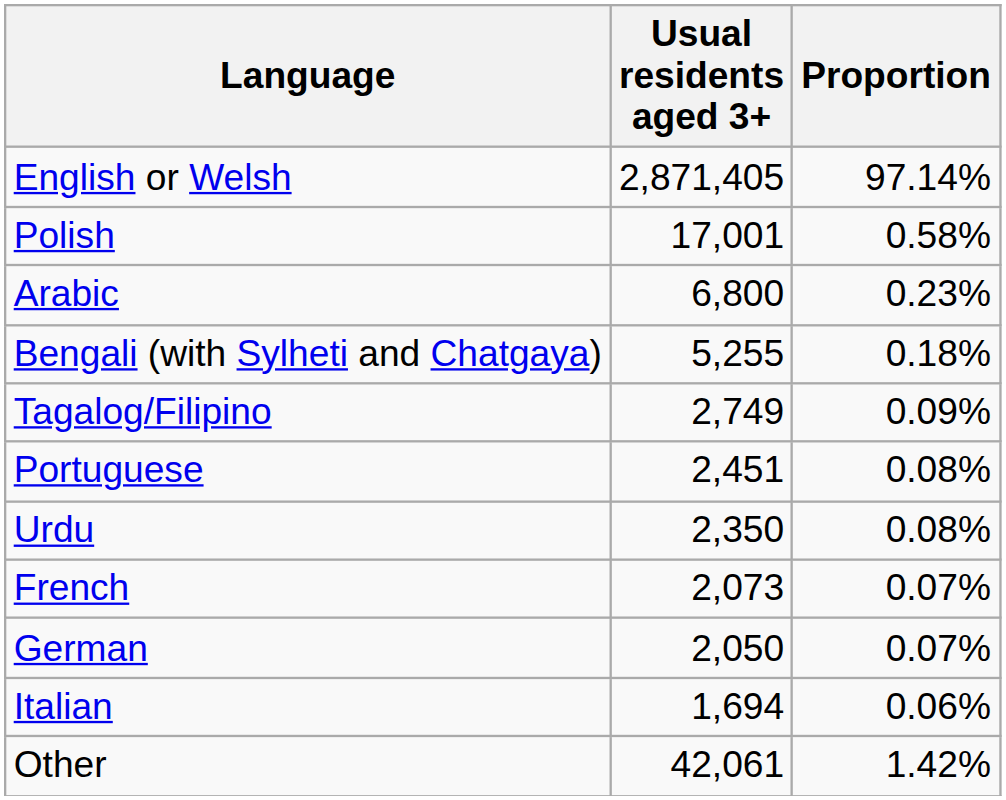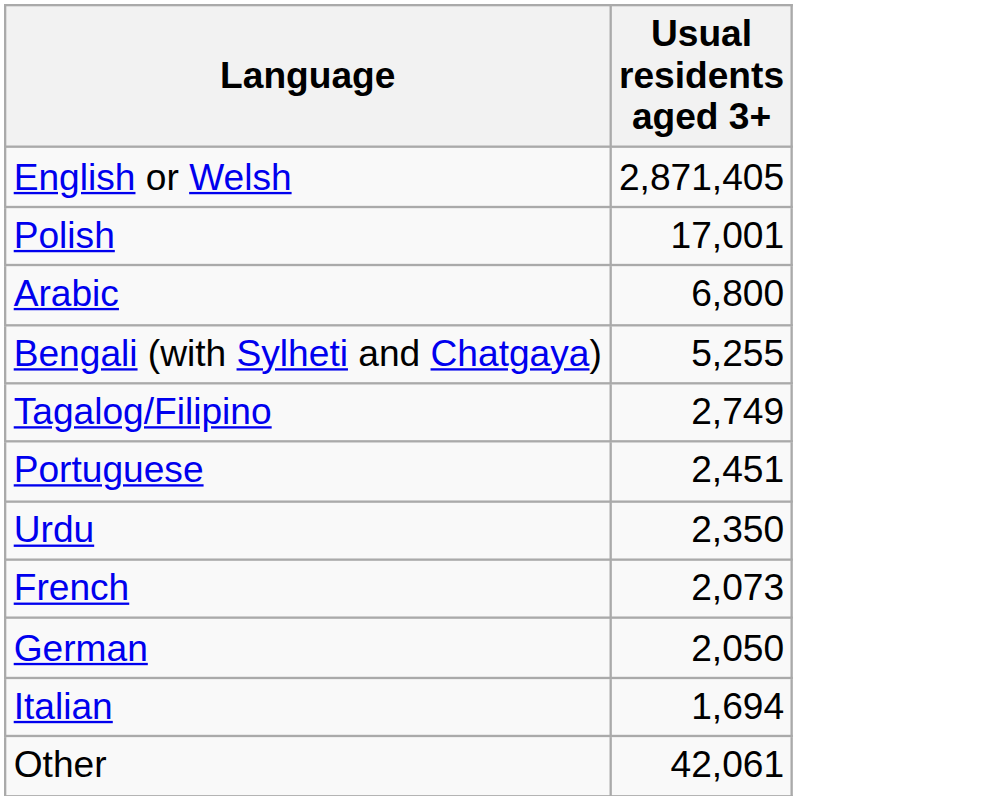- column: (896, 75)
